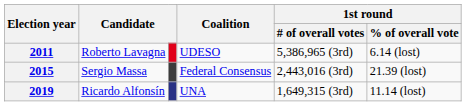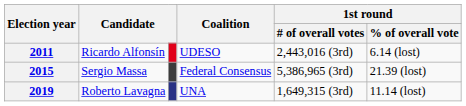(123, 52) Roberto Lavagna -> (123, 52) Ricardo Alfonsín
(315, 52) 5,386,965 (3rd) -> (315, 52) 2,443,016 (3rd)
(315, 71) 2,443,016 (3rd) -> (315, 71) 5,386,965 (3rd)
(123, 91) Ricardo Alfonsín -> (123, 91) Roberto Lavagna
